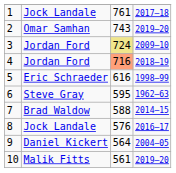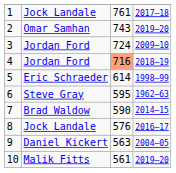(122, 45) khaki background -> (122, 45) no background
(122, 78) 616 -> (122, 78) 614
(122, 110) 588 -> (122, 110) 590
(122, 143) 564 -> (122, 143) 563
